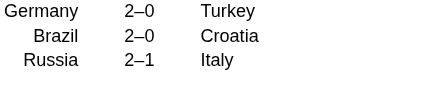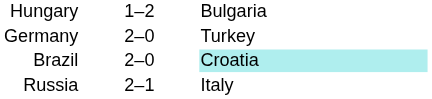+ row: (44, 11)
(230, 35) no background -> (230, 60) paleturquoise background
